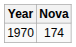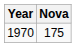(54, 33) 174 -> (54, 33) 175
